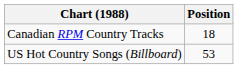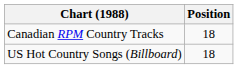(209, 53) 53 -> (209, 53) 18
